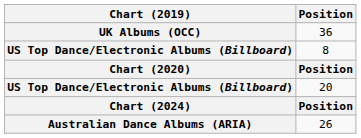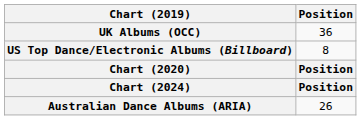- row: (326, 87)
